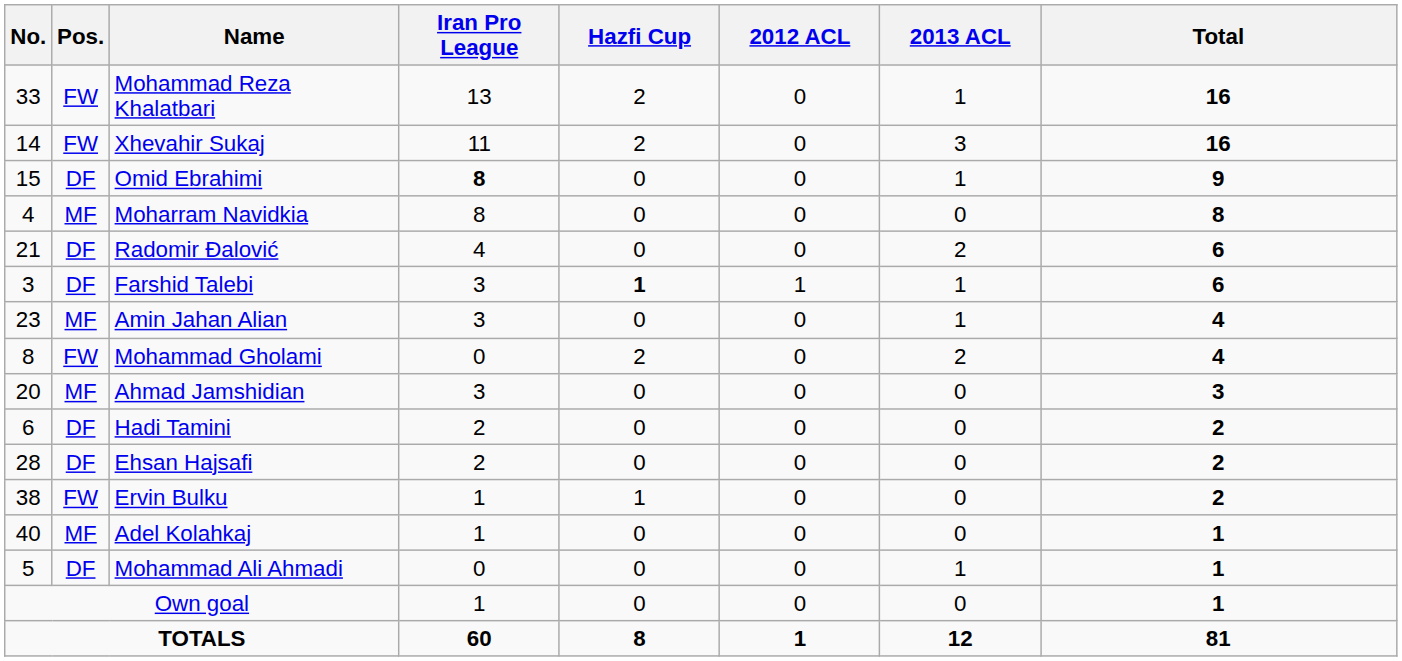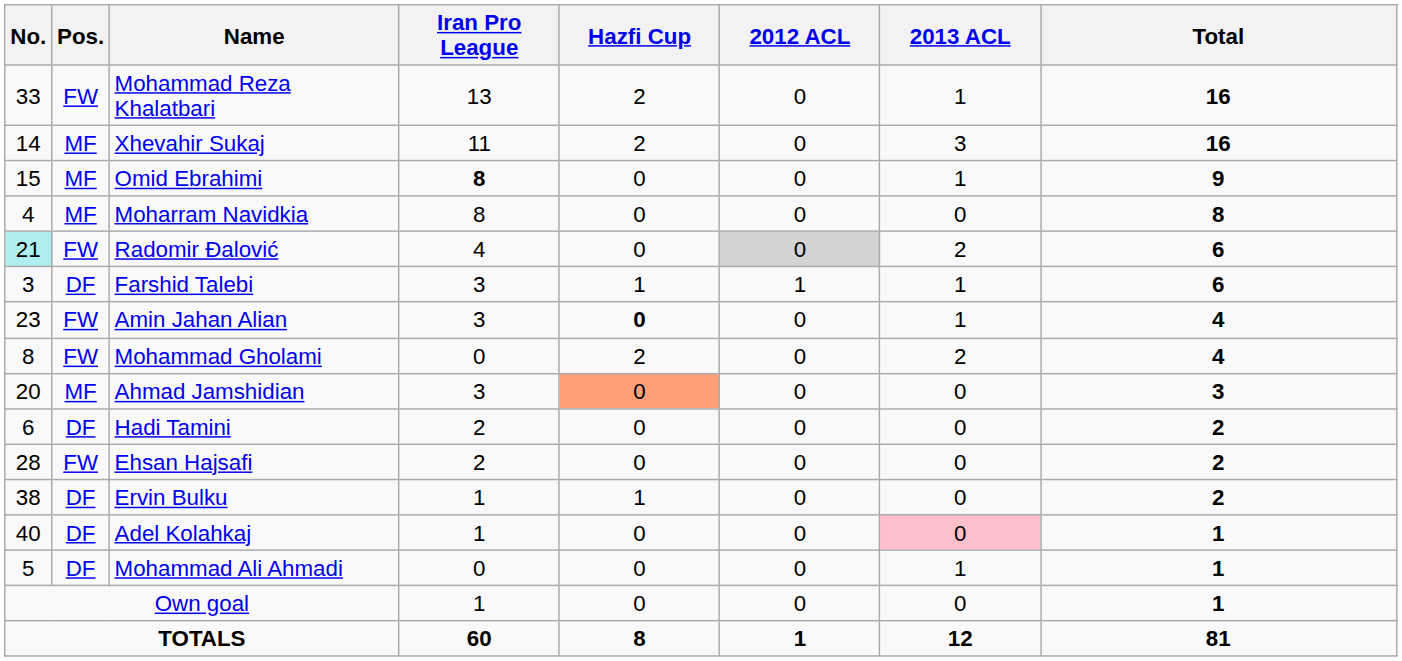(81, 143) FW -> (81, 143) MF
(81, 179) DF -> (81, 179) MF
(28, 249) no background -> (28, 249) paleturquoise background
(81, 249) DF -> (81, 249) FW
(800, 249) no background -> (800, 249) lightgrey background
(640, 285) bold -> (640, 285) normal
(81, 320) MF -> (81, 320) FW
(640, 320) normal -> (640, 320) bold
(640, 391) no background -> (640, 391) lightsalmon background
(81, 462) DF -> (81, 462) FW
(81, 497) FW -> (81, 497) DF
(81, 532) MF -> (81, 532) DF
(960, 532) no background -> (960, 532) pink background
